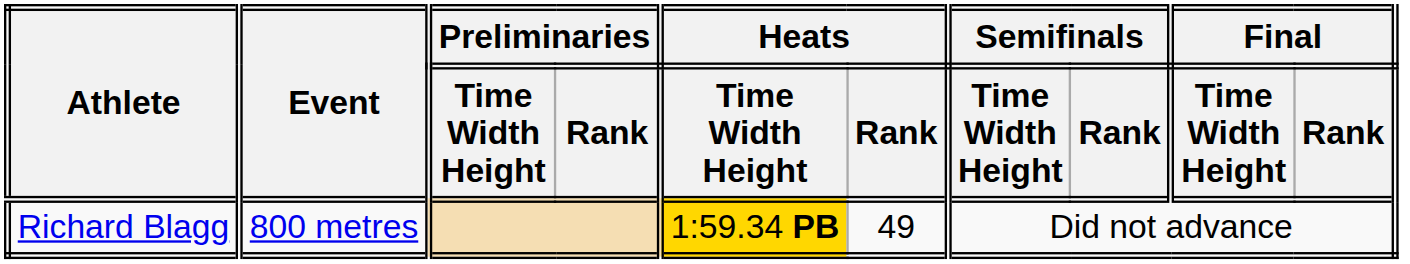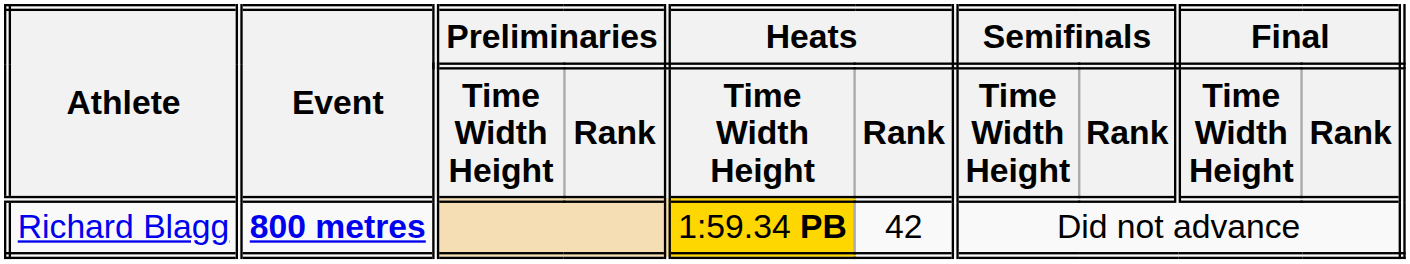(334, 228) normal -> (338, 228) bold
(896, 228) 49 -> (904, 228) 42
